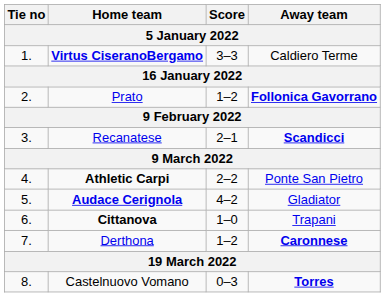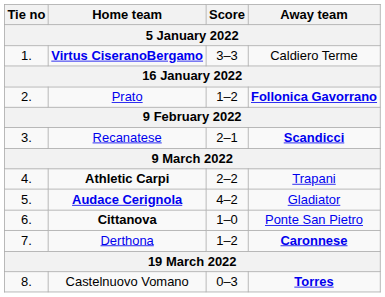(314, 179) Ponte San Pietro -> (314, 179) Trapani
(314, 220) Trapani -> (314, 220) Ponte San Pietro
